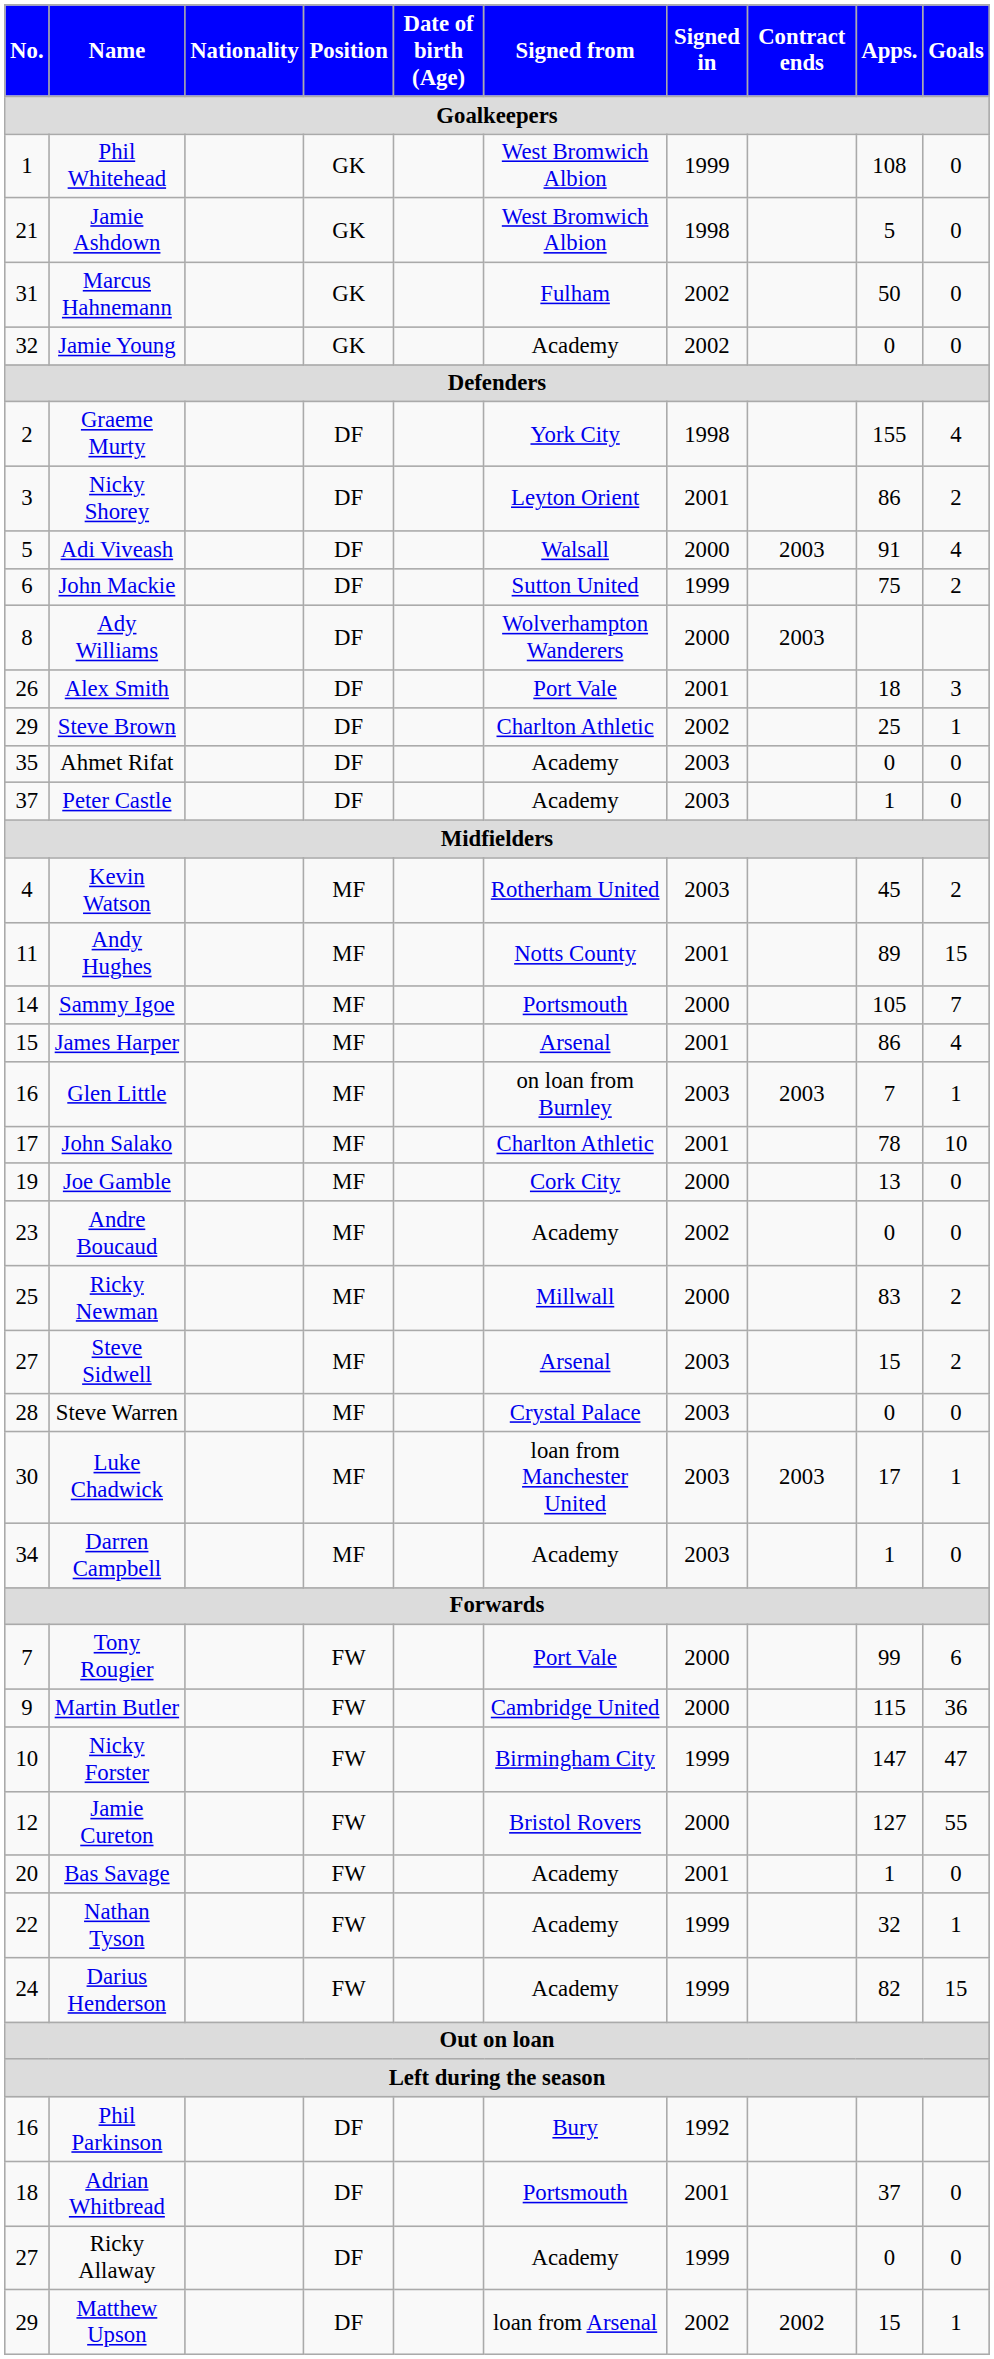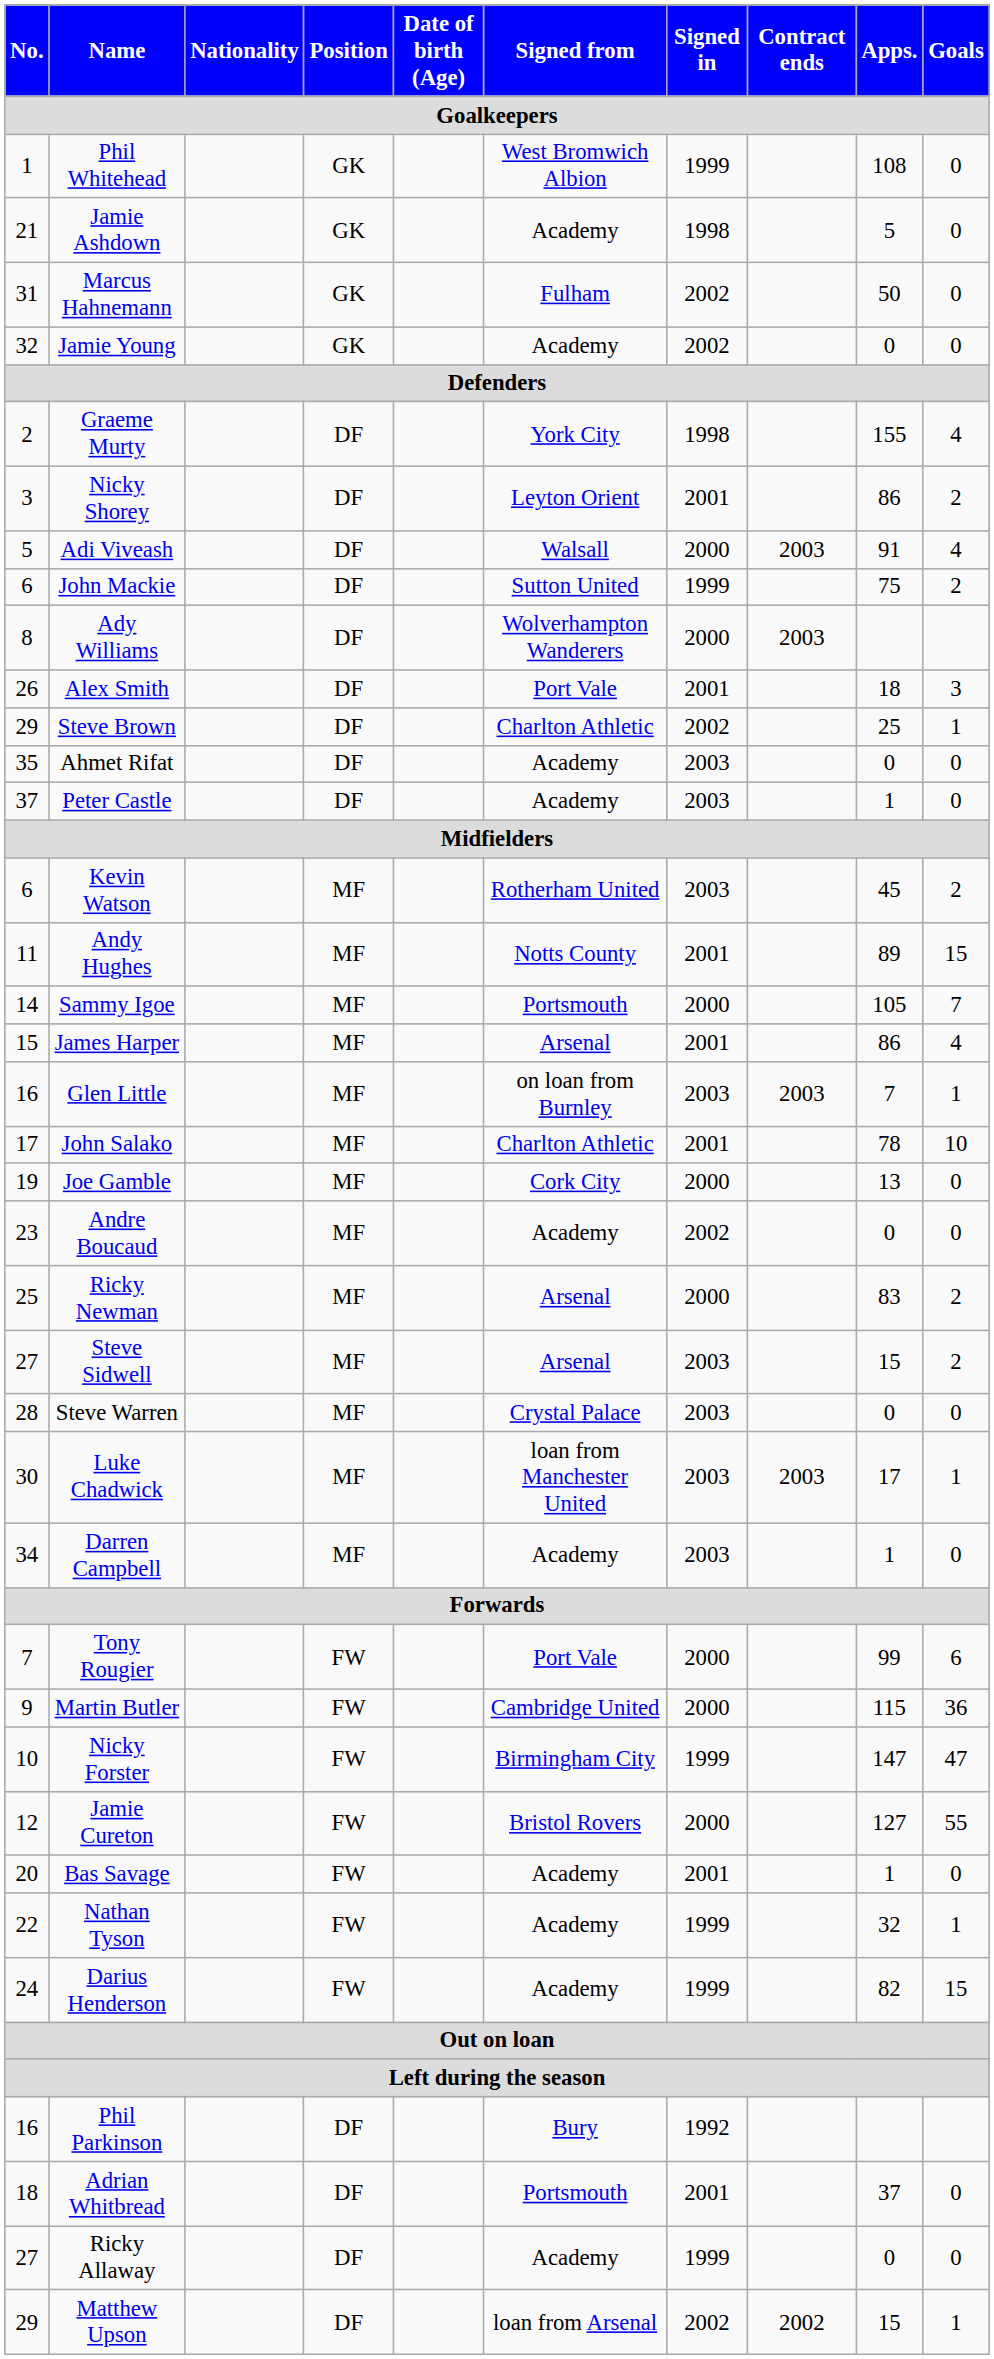(575, 230) West Bromwich Albion -> (575, 230) Academy
(27, 889) 4 -> (27, 889) 6
(575, 1297) Millwall -> (575, 1297) Arsenal
